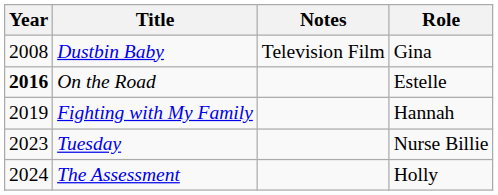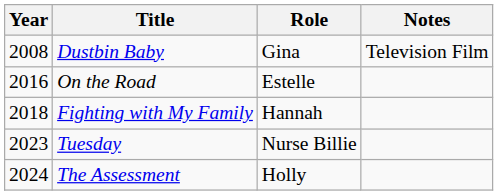columns swapped: (441, 19) <-> (323, 19)
(29, 81) bold -> (29, 81) normal
(29, 112) 2019 -> (29, 112) 2018
